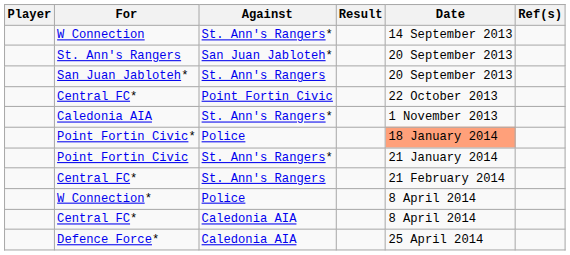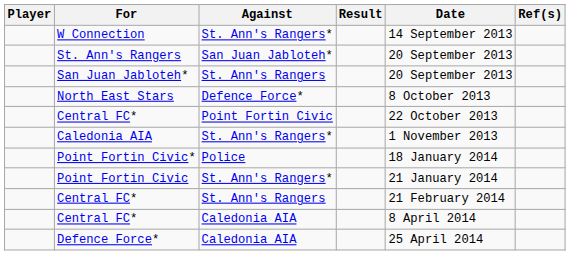+ row: (115, 96)
(443, 137) lightsalmon background -> (443, 158) no background
- row: (105, 198)
